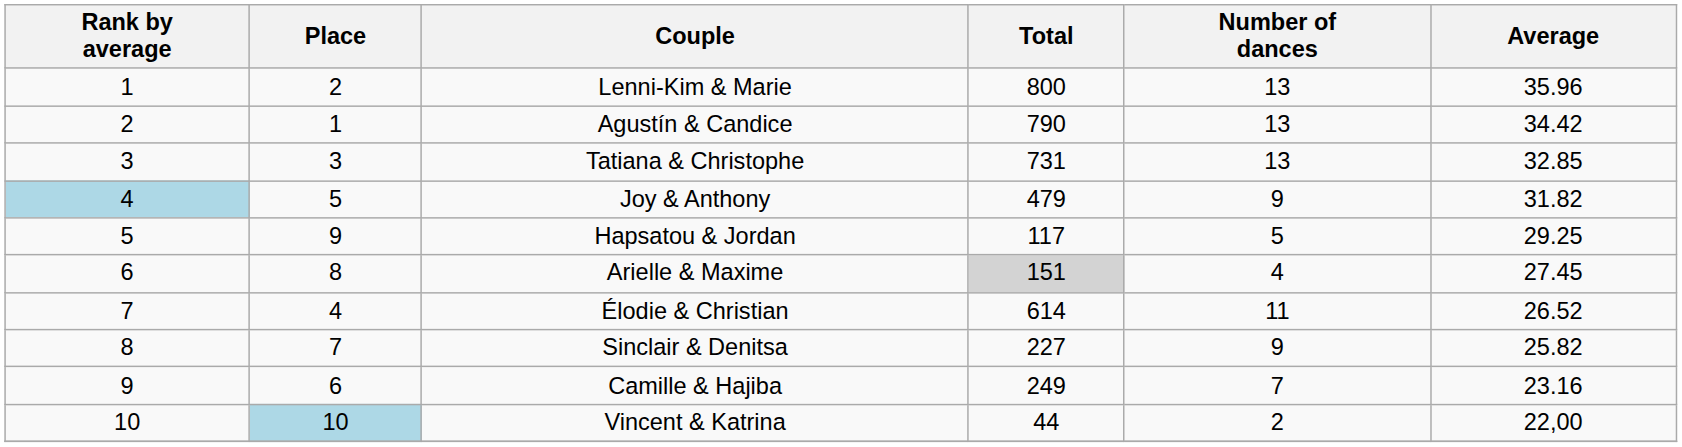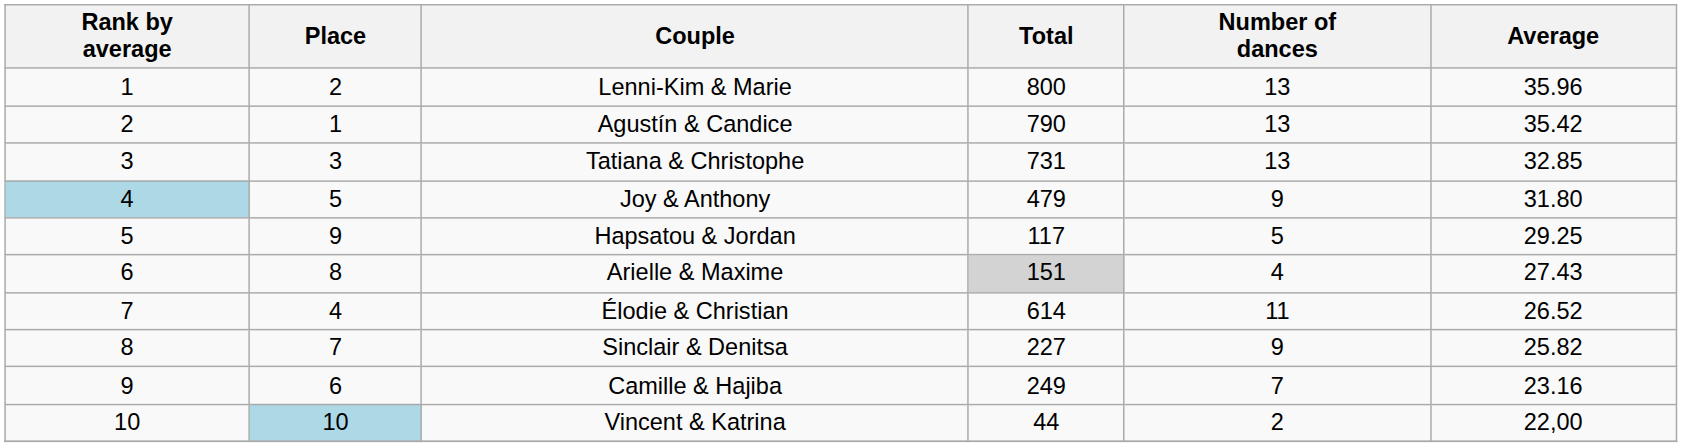(1553, 124) 34.42 -> (1553, 124) 35.42
(1553, 198) 31.82 -> (1553, 198) 31.80
(1553, 273) 27.45 -> (1553, 273) 27.43
